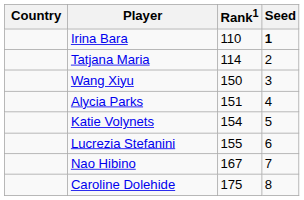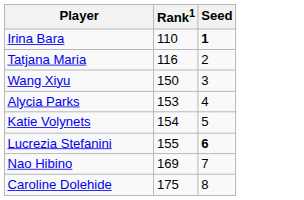- column: (36, 16)
(231, 60) 114 -> (167, 60) 116
(231, 101) 151 -> (168, 101) 153
(268, 143) normal -> (205, 143) bold
(231, 164) 167 -> (168, 164) 169
